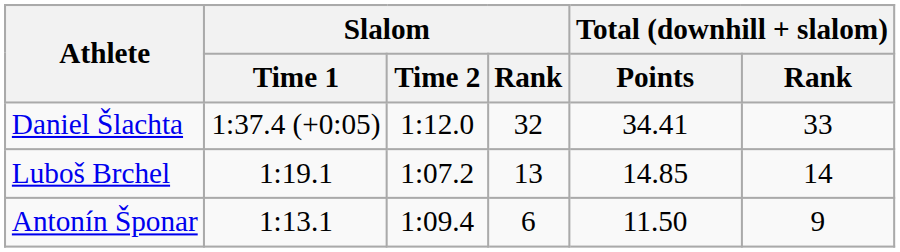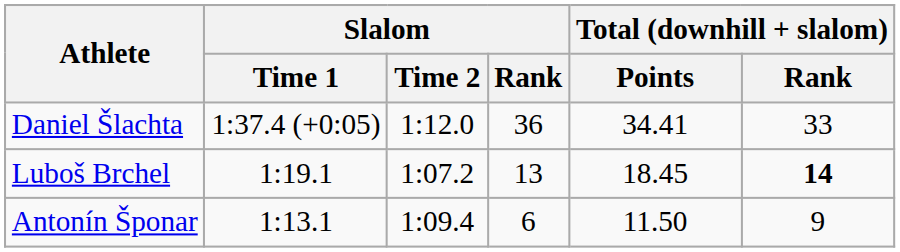(528, 125) 32 -> (528, 125) 36
(655, 173) 14.85 -> (655, 173) 18.45
(818, 173) normal -> (818, 173) bold
